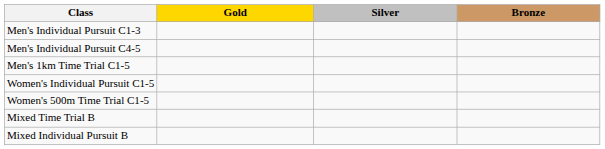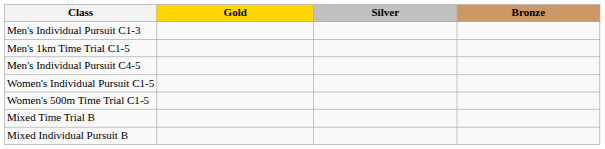rows swapped: (74, 48) <-> (68, 65)
